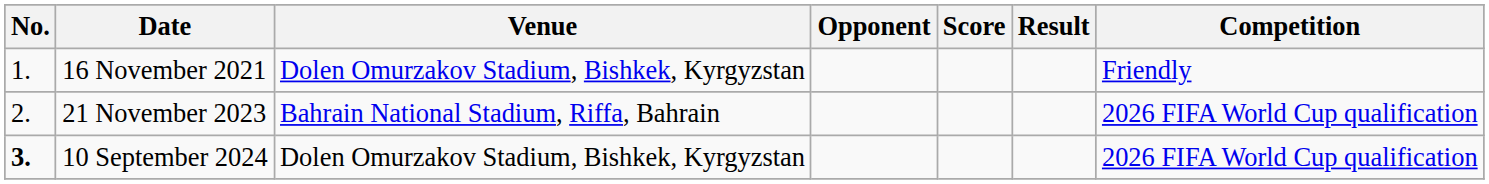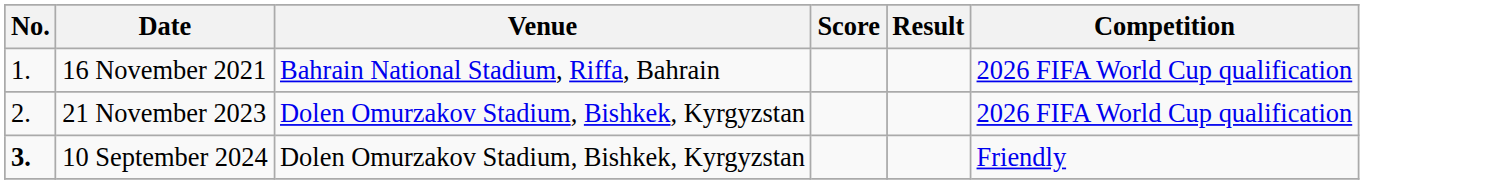- column: (874, 26)
(543, 70) Dolen Omurzakov Stadium, Bishkek, Kyrgyzstan -> (500, 70) Bahrain National Stadium, Riffa, Bahrain
(1147, 70) Friendly -> (1164, 70) 2026 FIFA World Cup qualification
(500, 113) Bahrain National Stadium, Riffa, Bahrain -> (543, 113) Dolen Omurzakov Stadium, Bishkek, Kyrgyzstan
(1290, 157) 2026 FIFA World Cup qualification -> (1021, 157) Friendly
